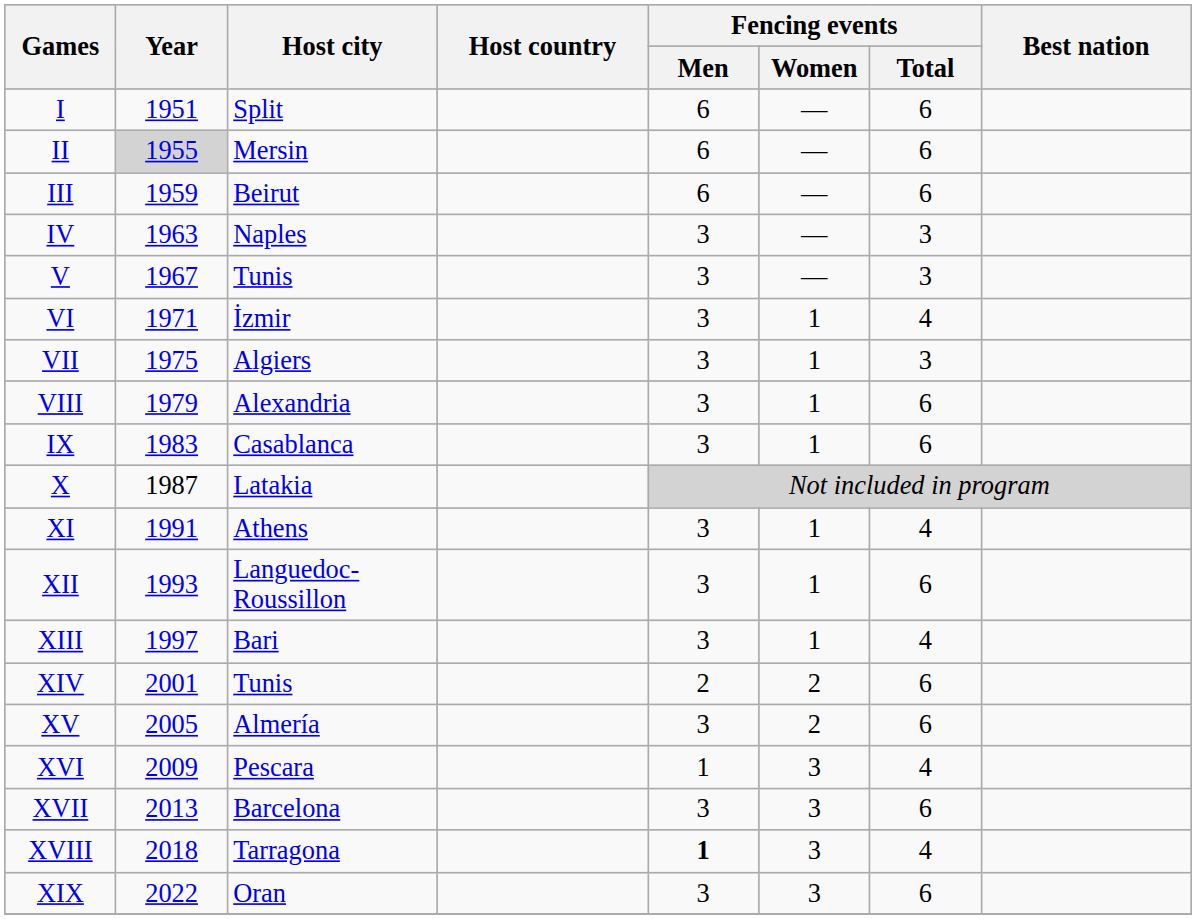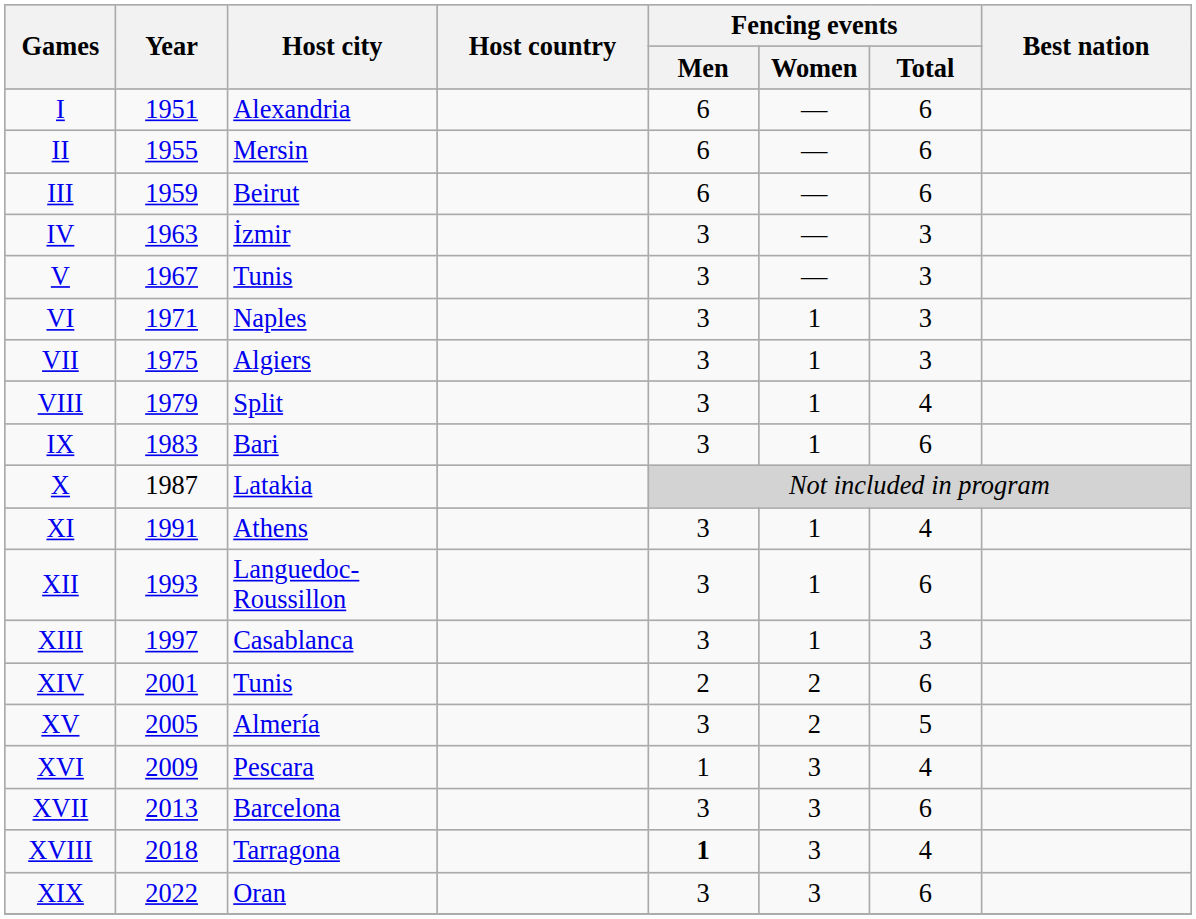(258, 109) Split -> (292, 109) Alexandria
(172, 151) lightgrey background -> (172, 151) no background
(270, 234) Naples -> (262, 234) İzmir
(262, 318) İzmir -> (270, 318) Naples
(925, 318) 4 -> (925, 318) 3
(292, 402) Alexandria -> (258, 402) Split
(925, 402) 6 -> (925, 402) 4
(293, 444) Casablanca -> (256, 444) Bari
(256, 641) Bari -> (293, 641) Casablanca
(925, 641) 4 -> (925, 641) 3
(925, 725) 6 -> (925, 725) 5
